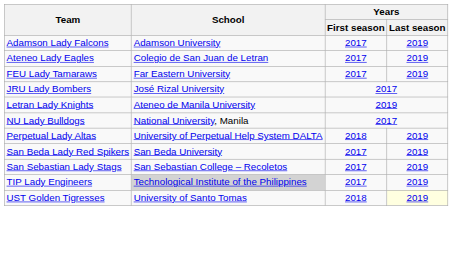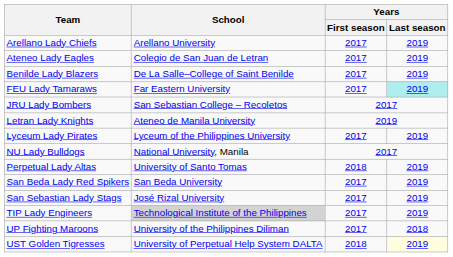- row: (58, 43)
+ row: (52, 43)
+ row: (52, 74)
(417, 74) no background -> (417, 89) paleturquoise background
(179, 89) José Rizal University -> (210, 105) San Sebastian College – Recoletos
+ row: (52, 136)
(228, 136) University of Perpetual Help System DALTA -> (190, 167) University of Santo Tomas
(210, 167) San Sebastian College – Recoletos -> (179, 197) José Rizal University
+ row: (52, 228)
(190, 197) University of Santo Tomas -> (228, 244) University of Perpetual Help System DALTA
